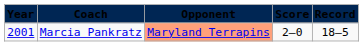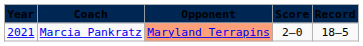(21, 32) 2001 -> (21, 32) 2021
